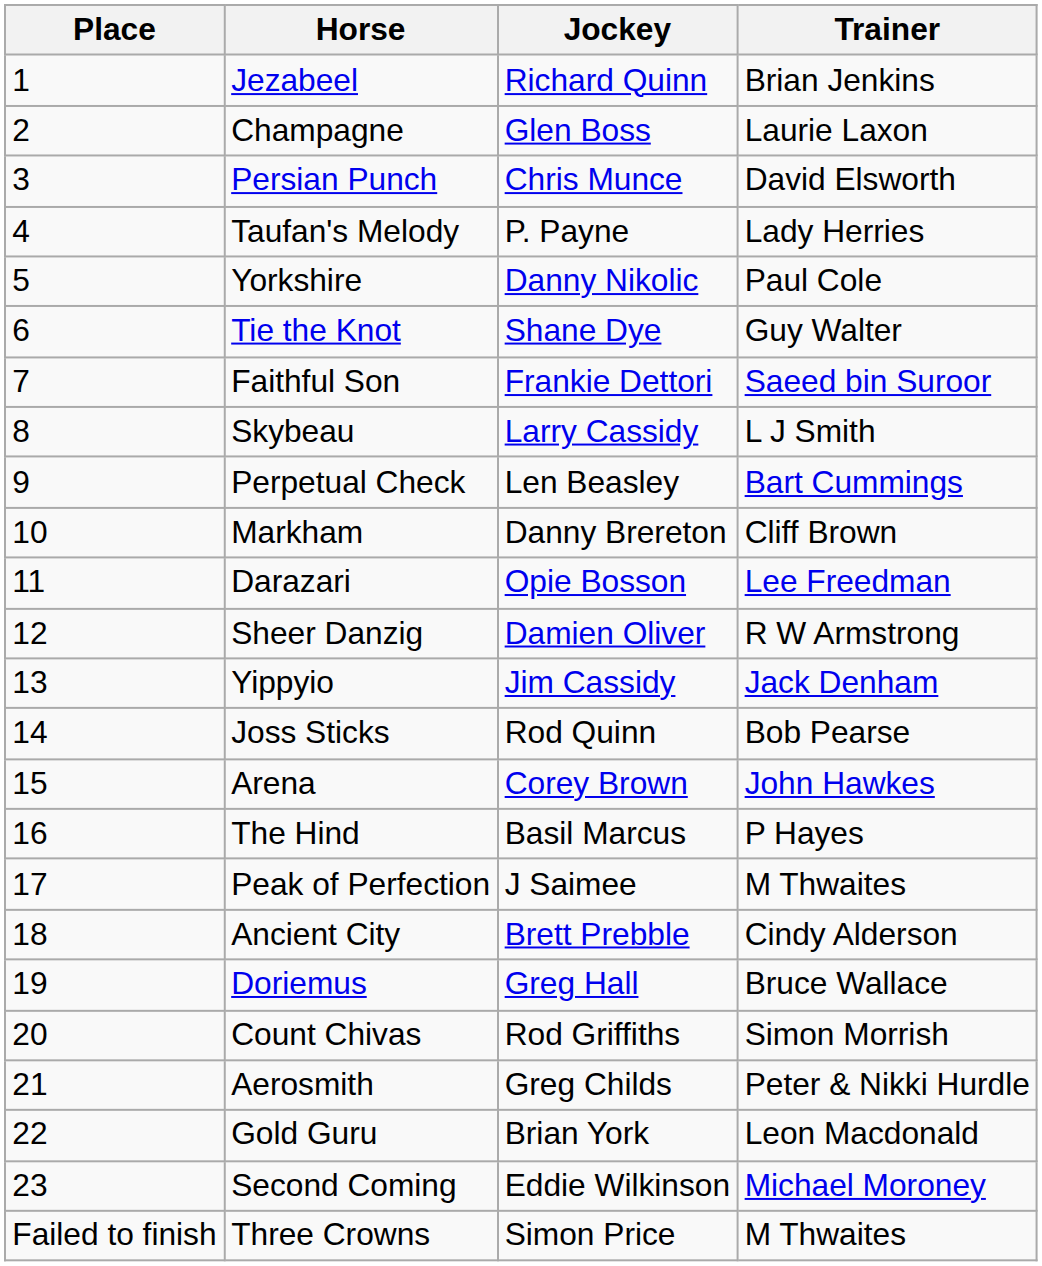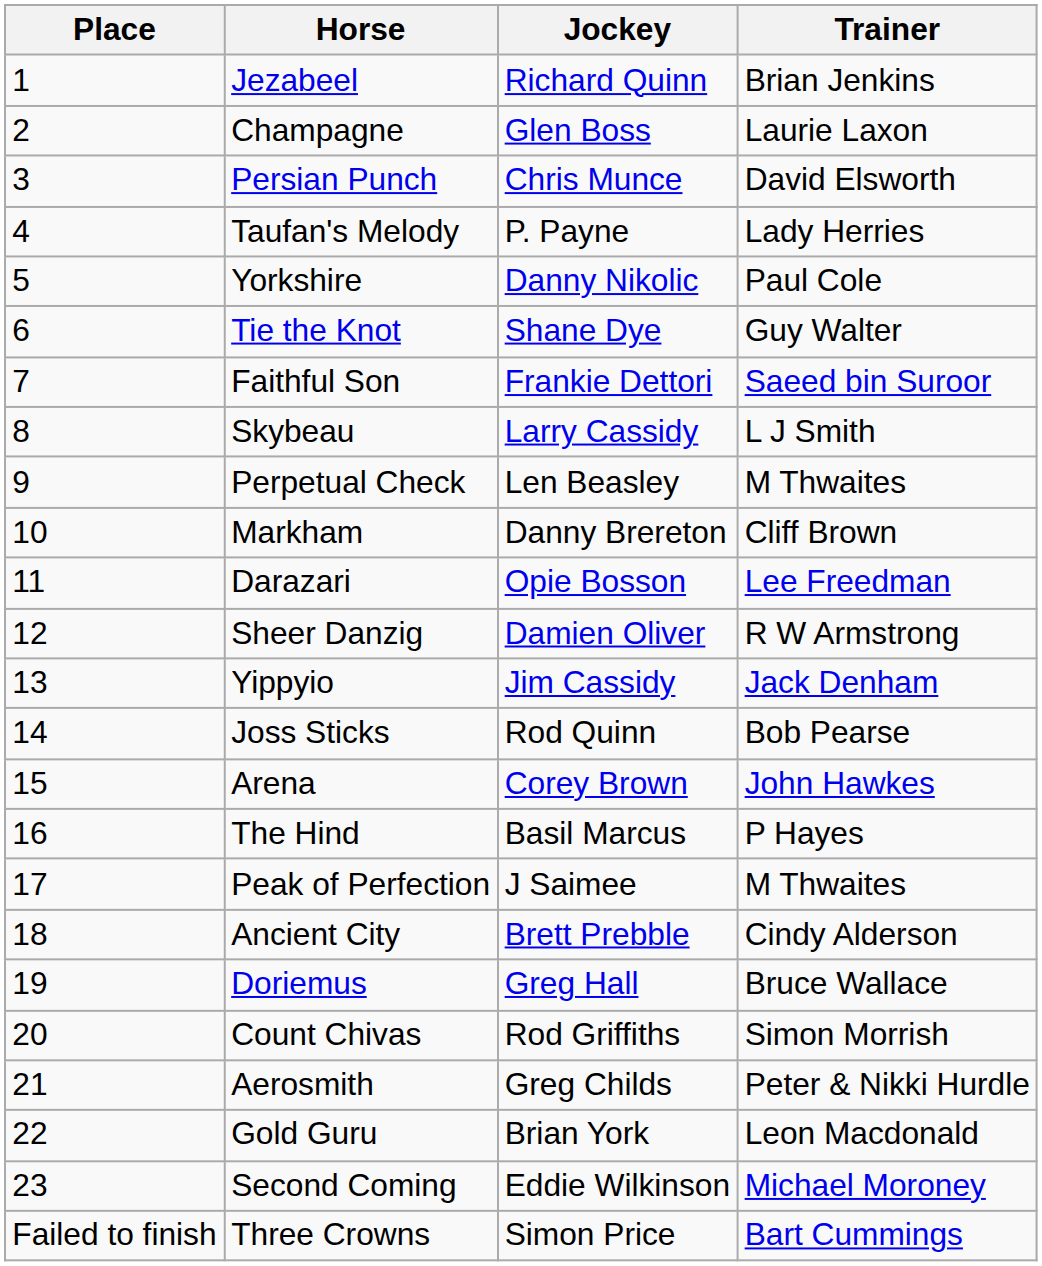(854, 481) Bart Cummings -> (825, 481) M Thwaites
(825, 1235) M Thwaites -> (854, 1235) Bart Cummings
